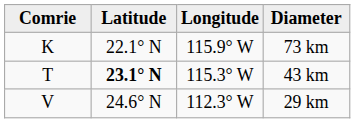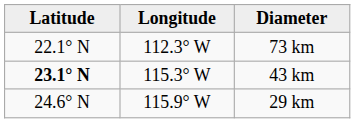- column: (48, 18)
(220, 46) 115.9° W -> (177, 46) 112.3° W
(220, 103) 112.3° W -> (177, 103) 115.9° W
